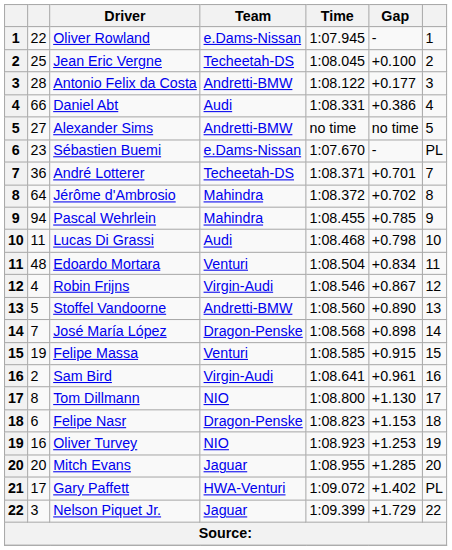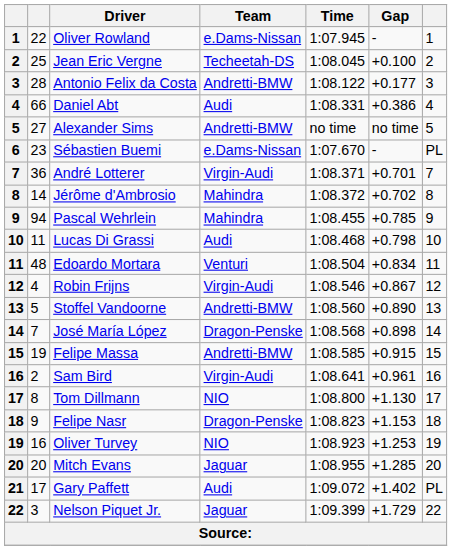(249, 173) Techeetah-DS -> (238, 173) Virgin-Audi
(38, 195) 64 -> (38, 195) 14
(226, 353) Venturi -> (248, 353) Andretti-BMW
(35, 421) 6 -> (35, 421) 9
(245, 488) HWA-Venturi -> (218, 488) Audi
